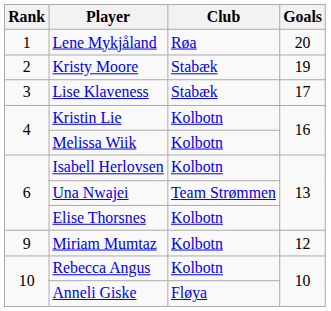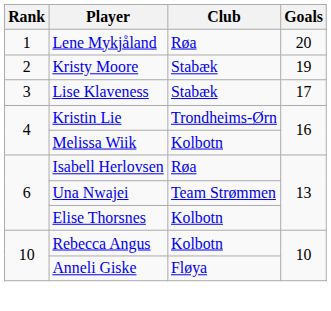(197, 117) Kolbotn -> (224, 117) Trondheims-Ørn
(197, 167) Kolbotn -> (184, 167) Røa
- row: (105, 243)
